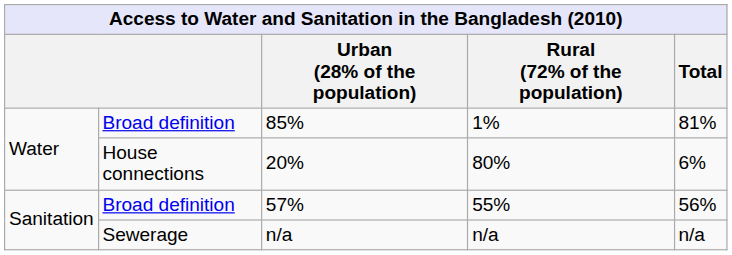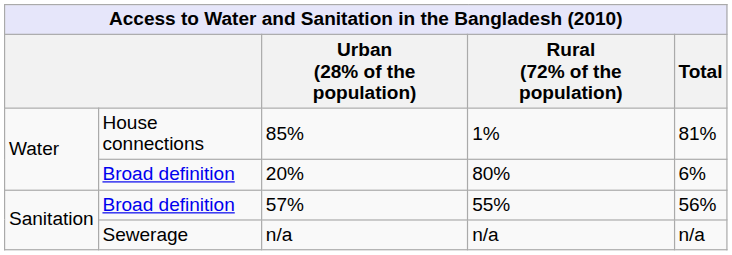(169, 122) Broad definition -> (153, 133) House connections
(153, 163) House connections -> (169, 174) Broad definition
